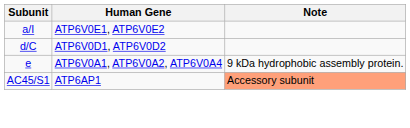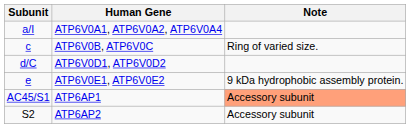(110, 30) ATP6V0E1, ATP6V0E2 -> (138, 30) ATP6V0A1, ATP6V0A2, ATP6V0A4
+ row: (28, 47)
(138, 64) ATP6V0A1, ATP6V0A2, ATP6V0A4 -> (110, 81) ATP6V0E1, ATP6V0E2
+ row: (28, 115)
